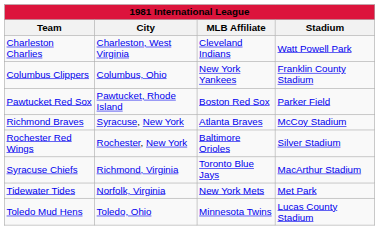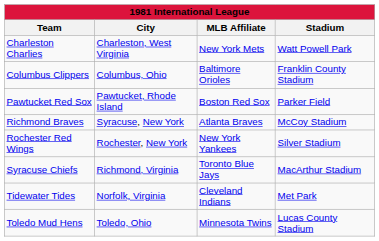(221, 48) Cleveland Indians -> (232, 48) New York Mets
(220, 75) New York Yankees -> (220, 75) Baltimore Orioles
(220, 143) Baltimore Orioles -> (220, 143) New York Yankees
(232, 190) New York Mets -> (221, 196) Cleveland Indians
